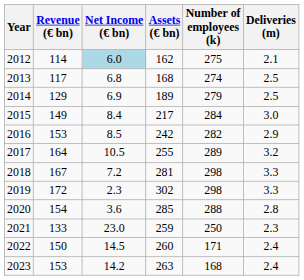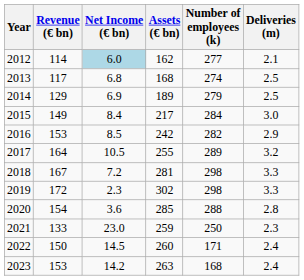(213, 59) 275 -> (213, 59) 277
